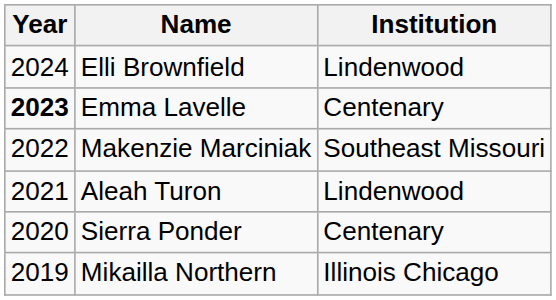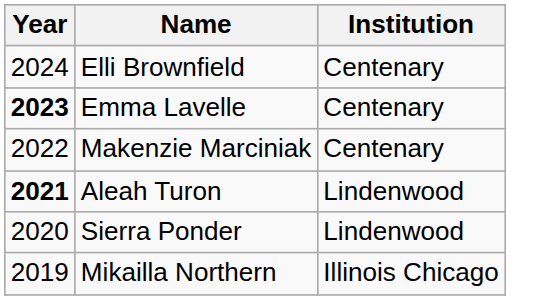(394, 66) Lindenwood -> (384, 66) Centenary
(434, 149) Southeast Missouri -> (384, 149) Centenary
(40, 190) normal -> (40, 190) bold
(384, 231) Centenary -> (394, 231) Lindenwood
